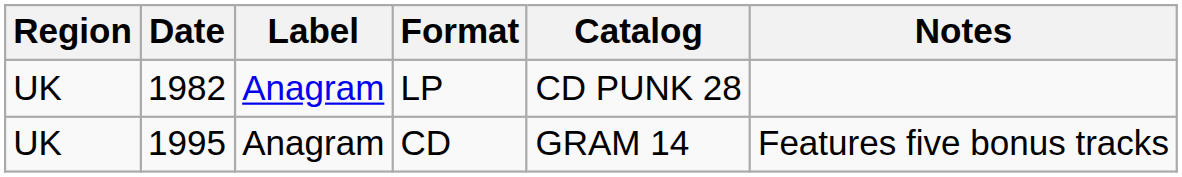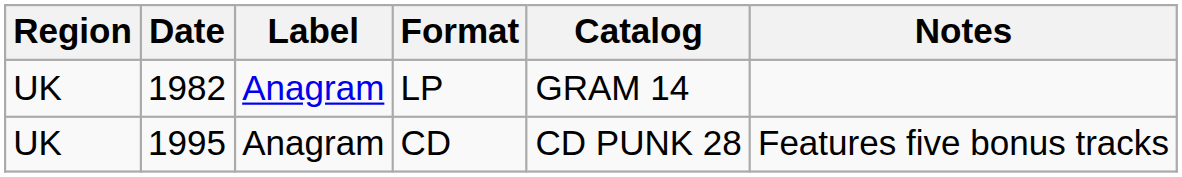(639, 87) CD PUNK 28 -> (612, 87) GRAM 14
(612, 143) GRAM 14 -> (639, 143) CD PUNK 28
